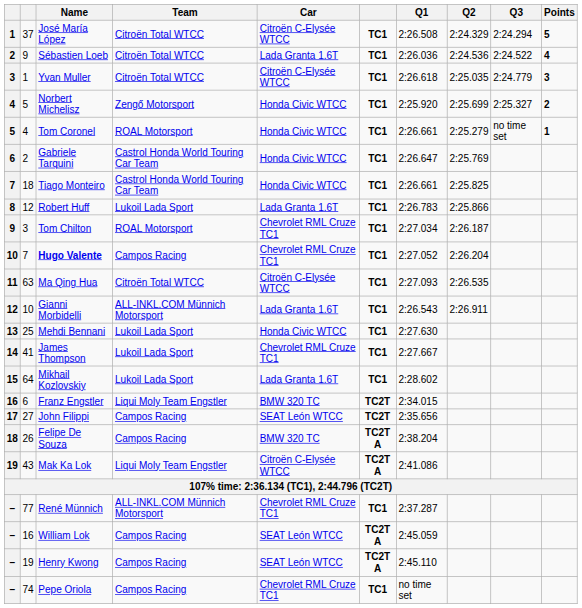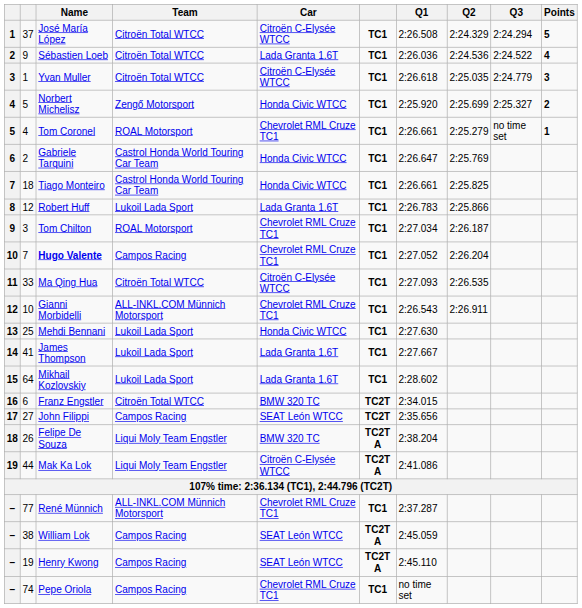(303, 131) Honda Civic WTCC -> (308, 131) Chevrolet RML Cruze TC1
(28, 283) 63 -> (28, 283) 33
(299, 310) Lada Granta 1.6T -> (308, 310) Chevrolet RML Cruze TC1
(308, 353) Chevrolet RML Cruze TC1 -> (299, 353) Lada Granta 1.6T
(171, 401) Liqui Moly Team Engstler -> (159, 401) Citroën Total WTCC
(151, 439) Campos Racing -> (171, 439) Liqui Moly Team Engstler
(28, 466) 43 -> (28, 466) 44
(28, 536) 16 -> (28, 536) 38
